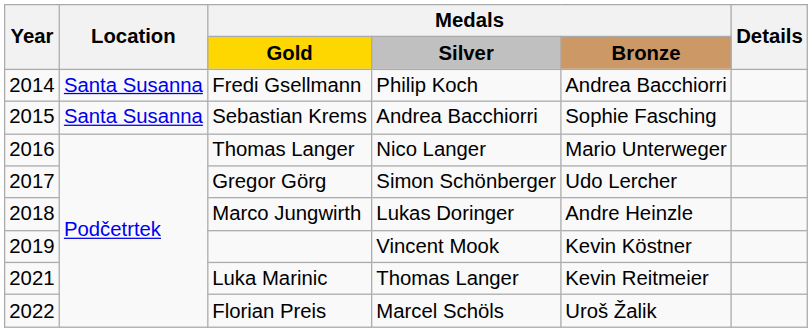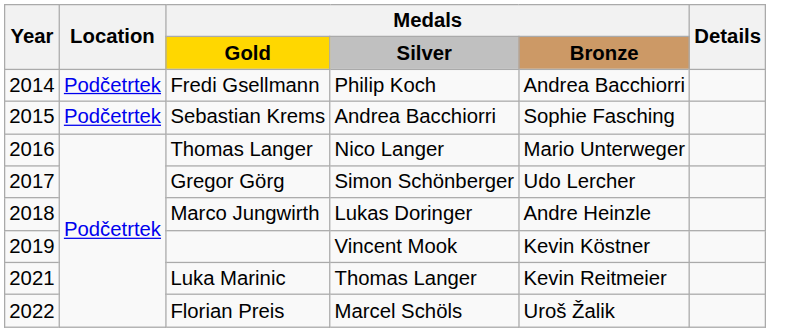(133, 85) Santa Susanna -> (112, 85) Podčetrtek
(133, 117) Santa Susanna -> (112, 117) Podčetrtek
